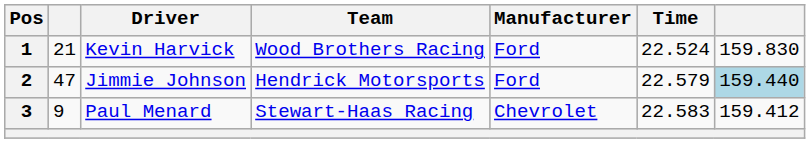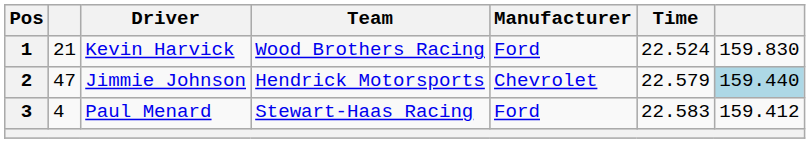(517, 82) Ford -> (546, 82) Chevrolet
(59, 113) 9 -> (59, 113) 4
(546, 113) Chevrolet -> (517, 113) Ford
